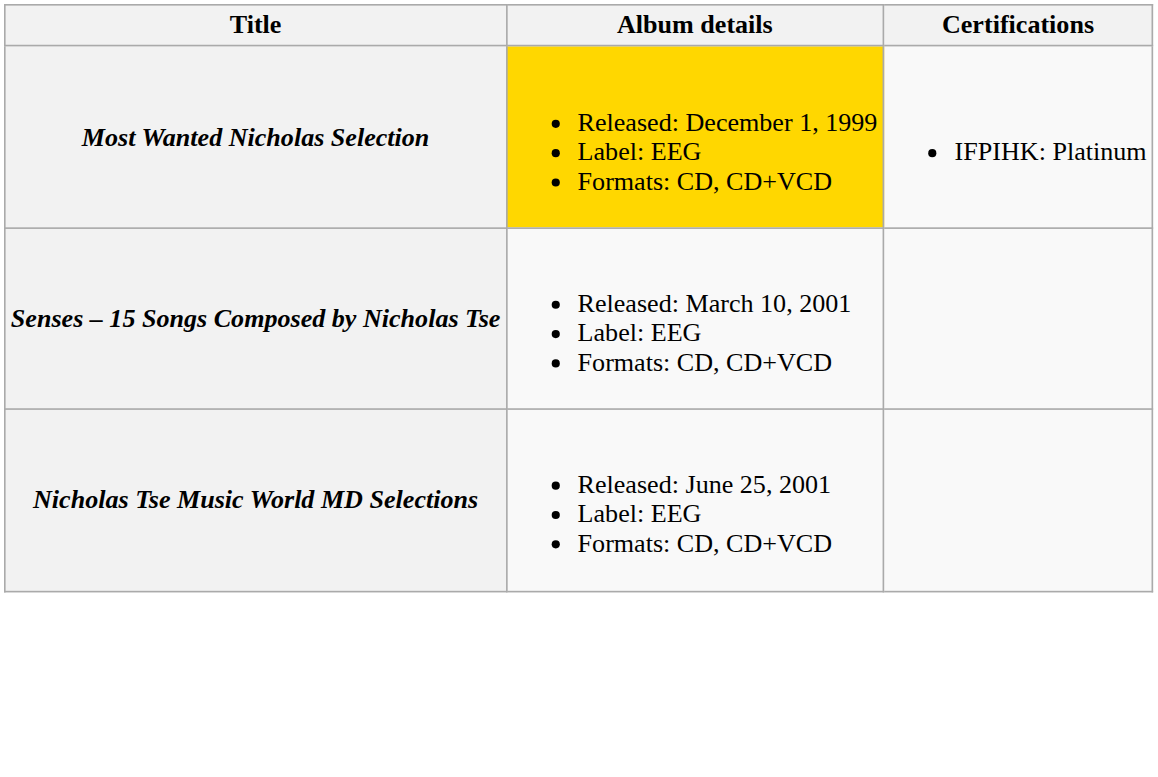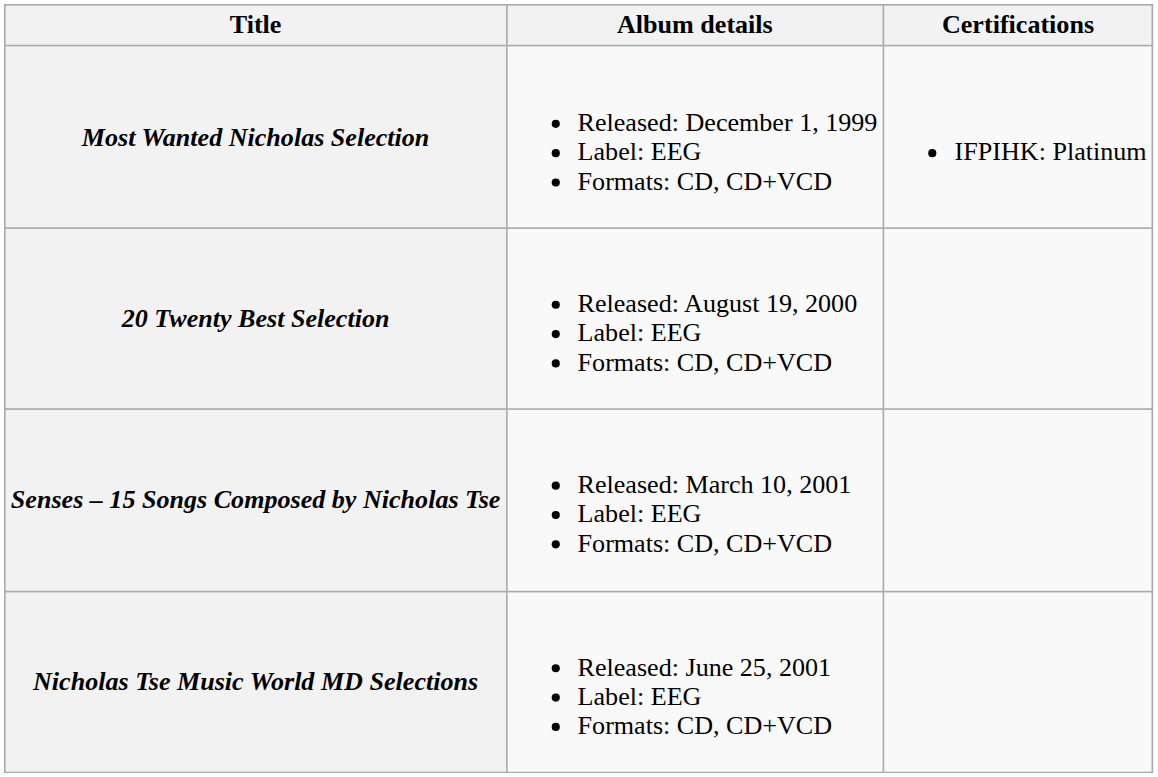(695, 152) gold background -> (695, 152) no background
+ row: (256, 318)
